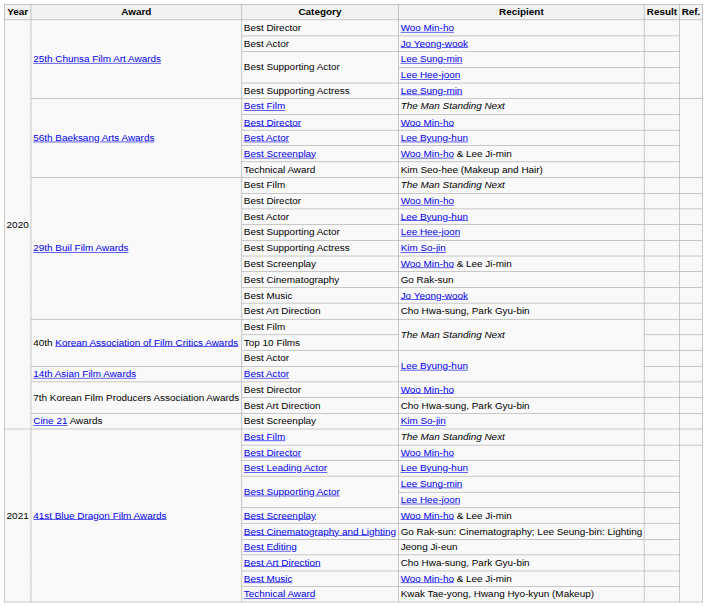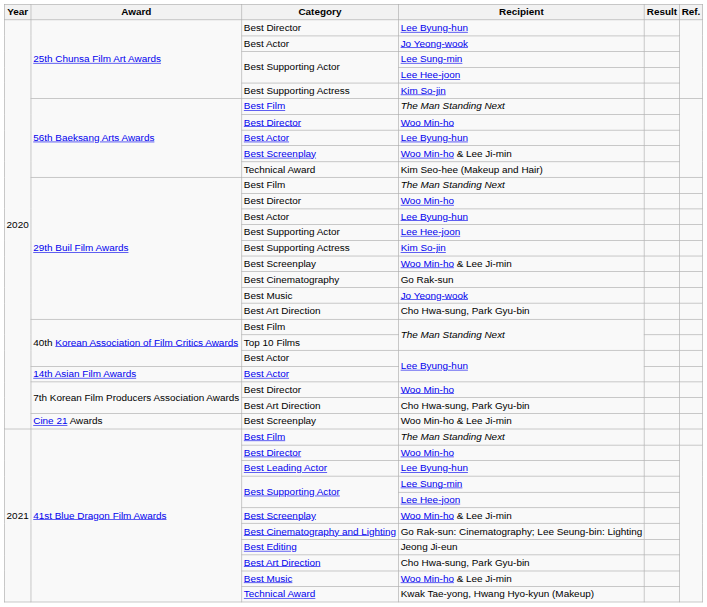(427, 28) Woo Min-ho -> (434, 28) Lee Byung-hun
(432, 91) Lee Sung-min -> (423, 91) Kim So-jin
(423, 421) Kim So-jin -> (456, 421) Woo Min-ho & Lee Ji-min
